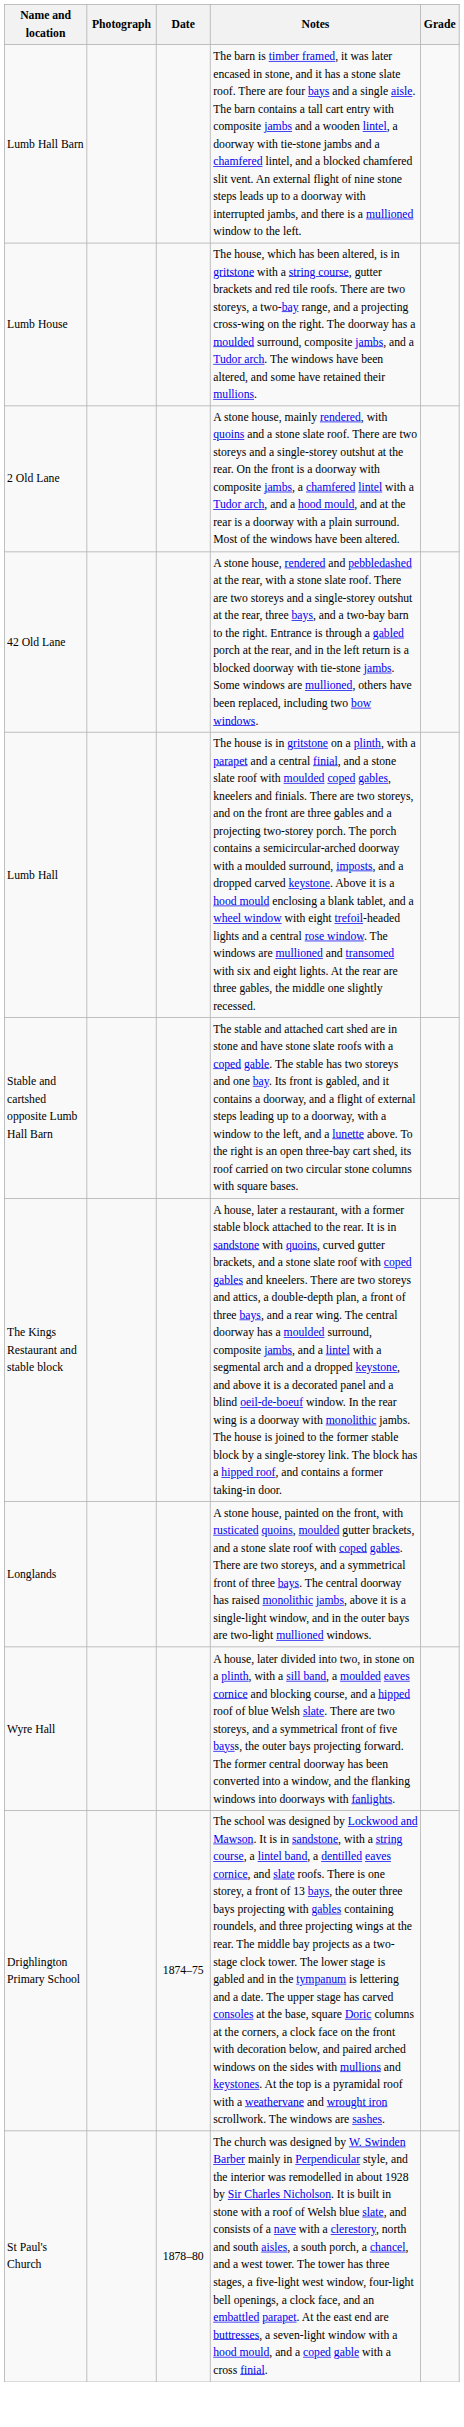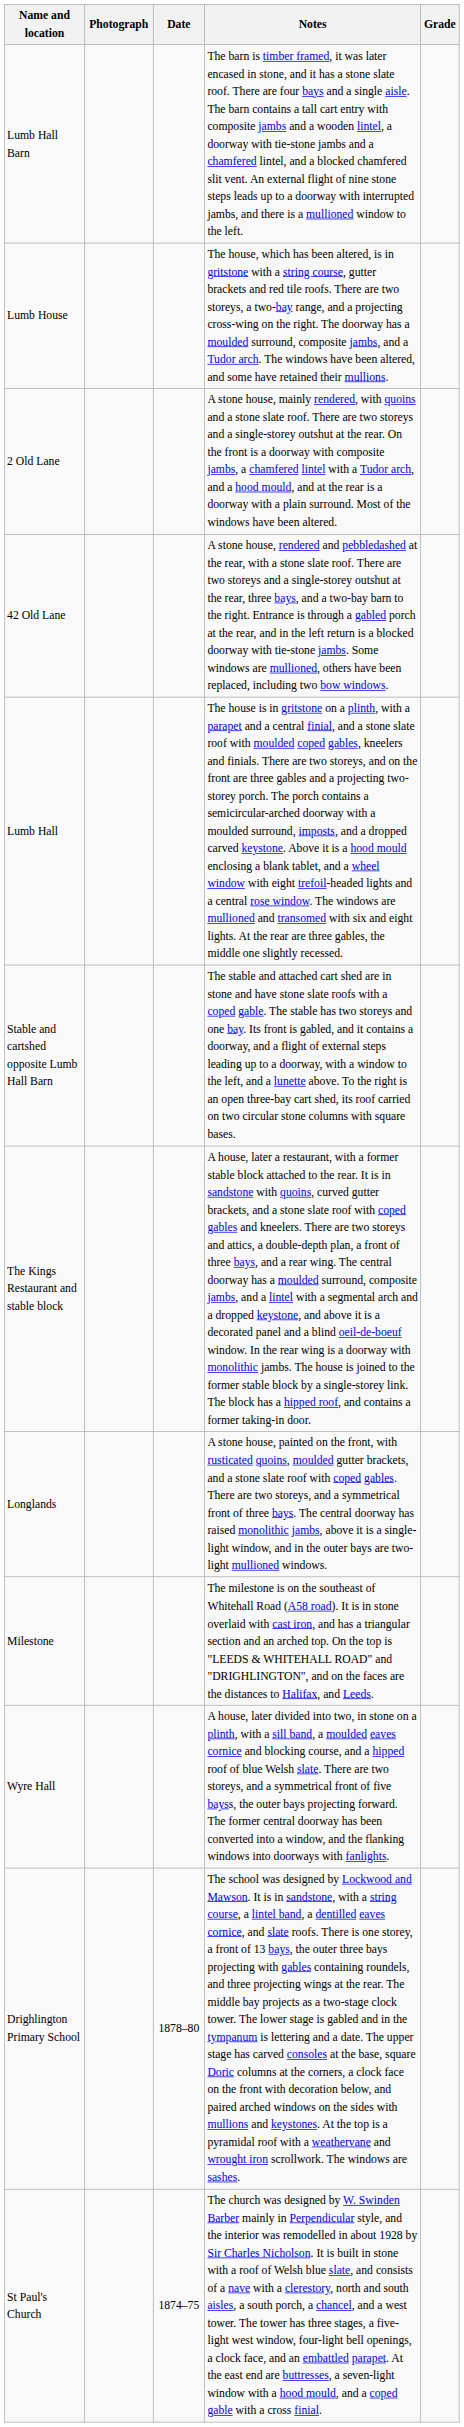+ row: (30, 1641)
(183, 1970) 1874–75 -> (179, 2028) 1878–80
(183, 2256) 1878–80 -> (179, 2305) 1874–75
